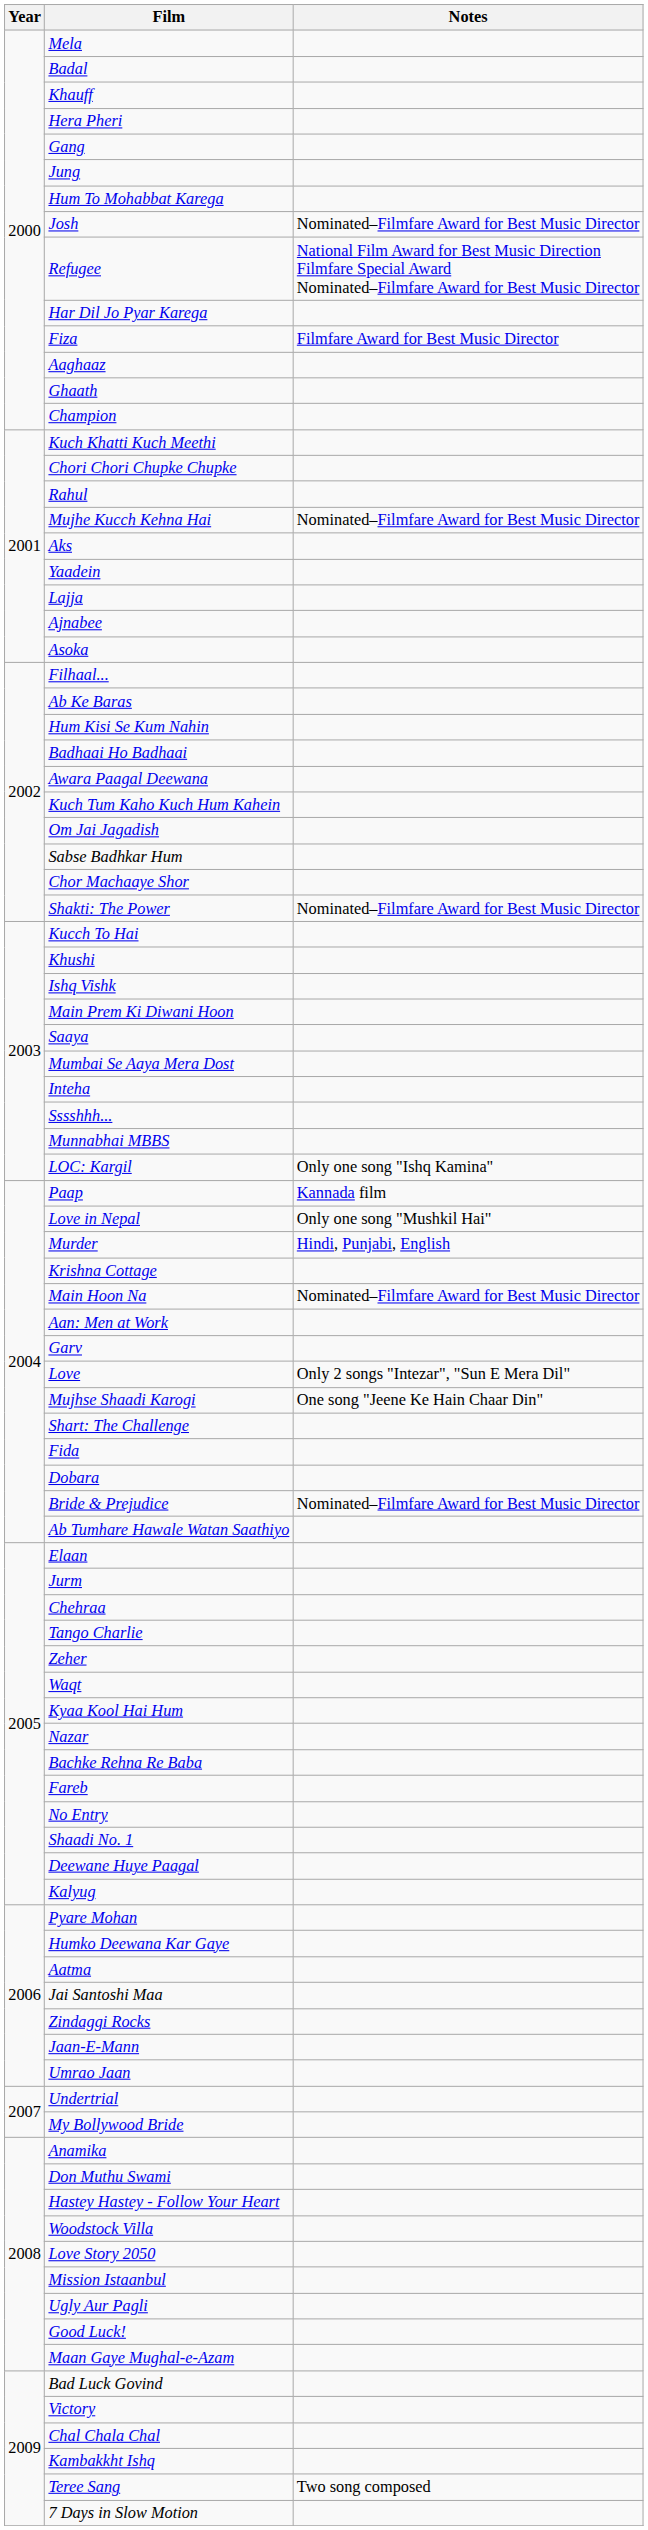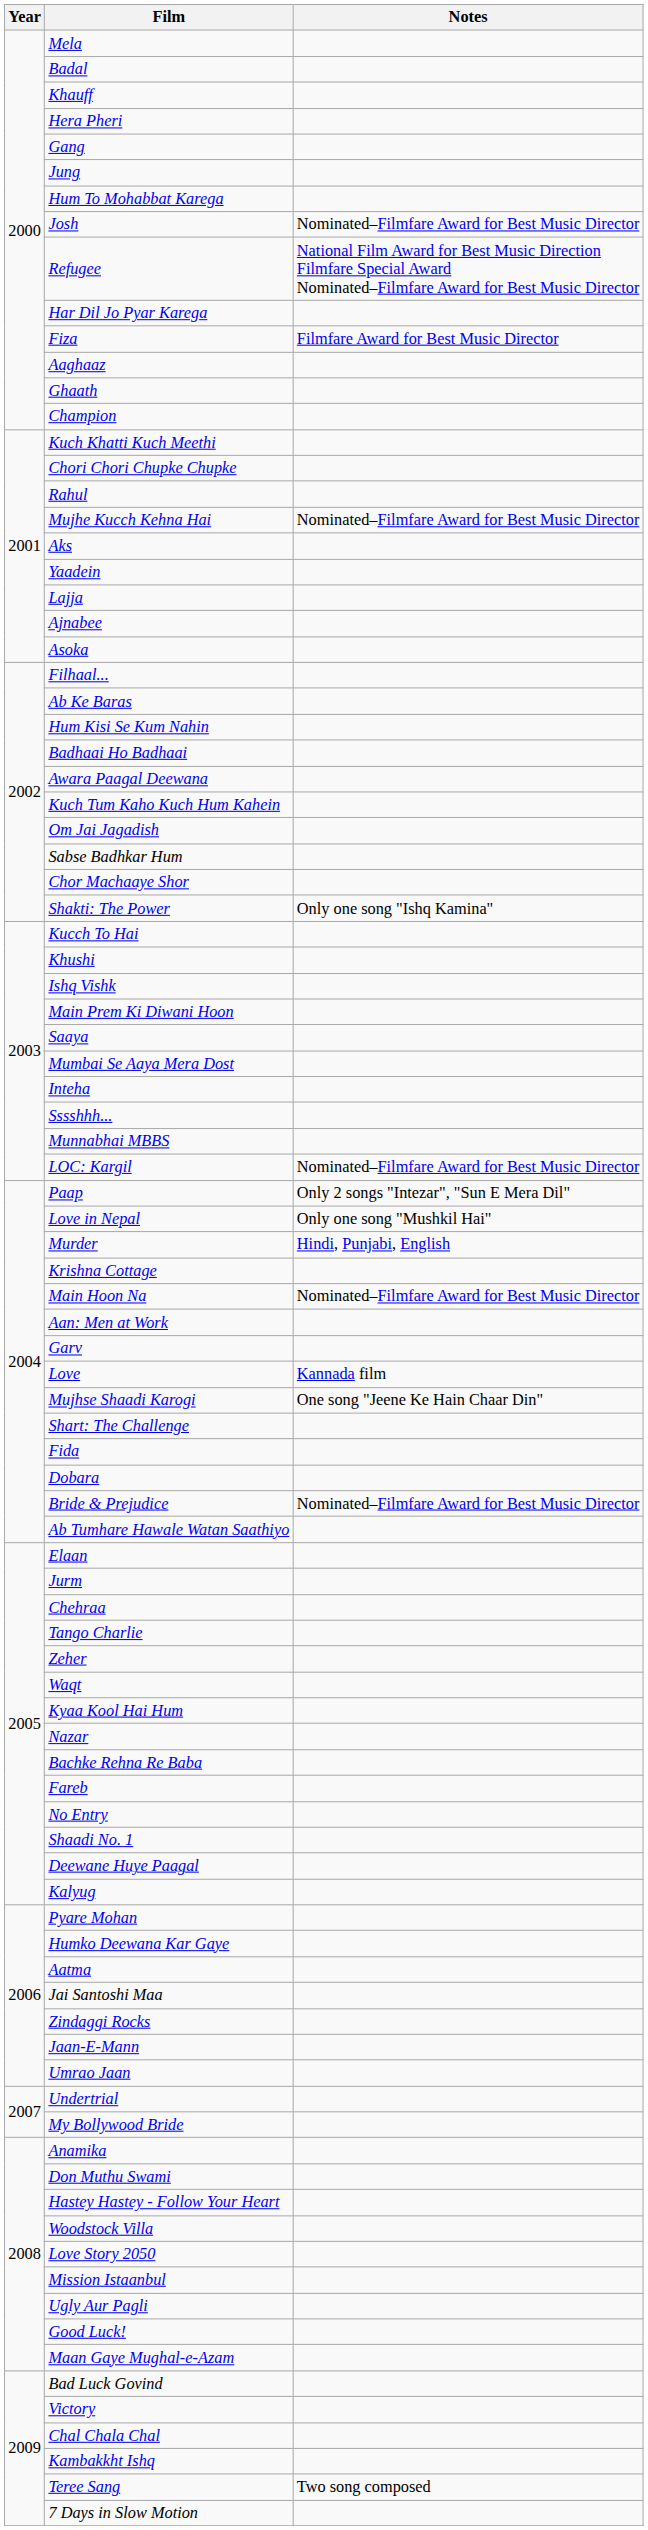(468, 908) Nominated–Filmfare Award for Best Music Director -> (395, 908) Only one song "Ishq Kamina"
(395, 1167) Only one song "Ishq Kamina" -> (468, 1167) Nominated–Filmfare Award for Best Music Director
(341, 1192) Kannada film -> (433, 1192) Only 2 songs "Intezar", "Sun E Mera Dil"
(433, 1374) Only 2 songs "Intezar", "Sun E Mera Dil" -> (341, 1374) Kannada film
